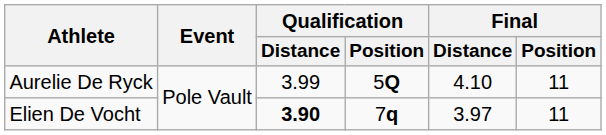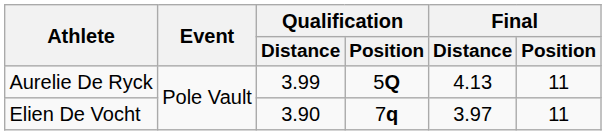(473, 82) 4.10 -> (473, 82) 4.13
(301, 114) bold -> (301, 114) normal
